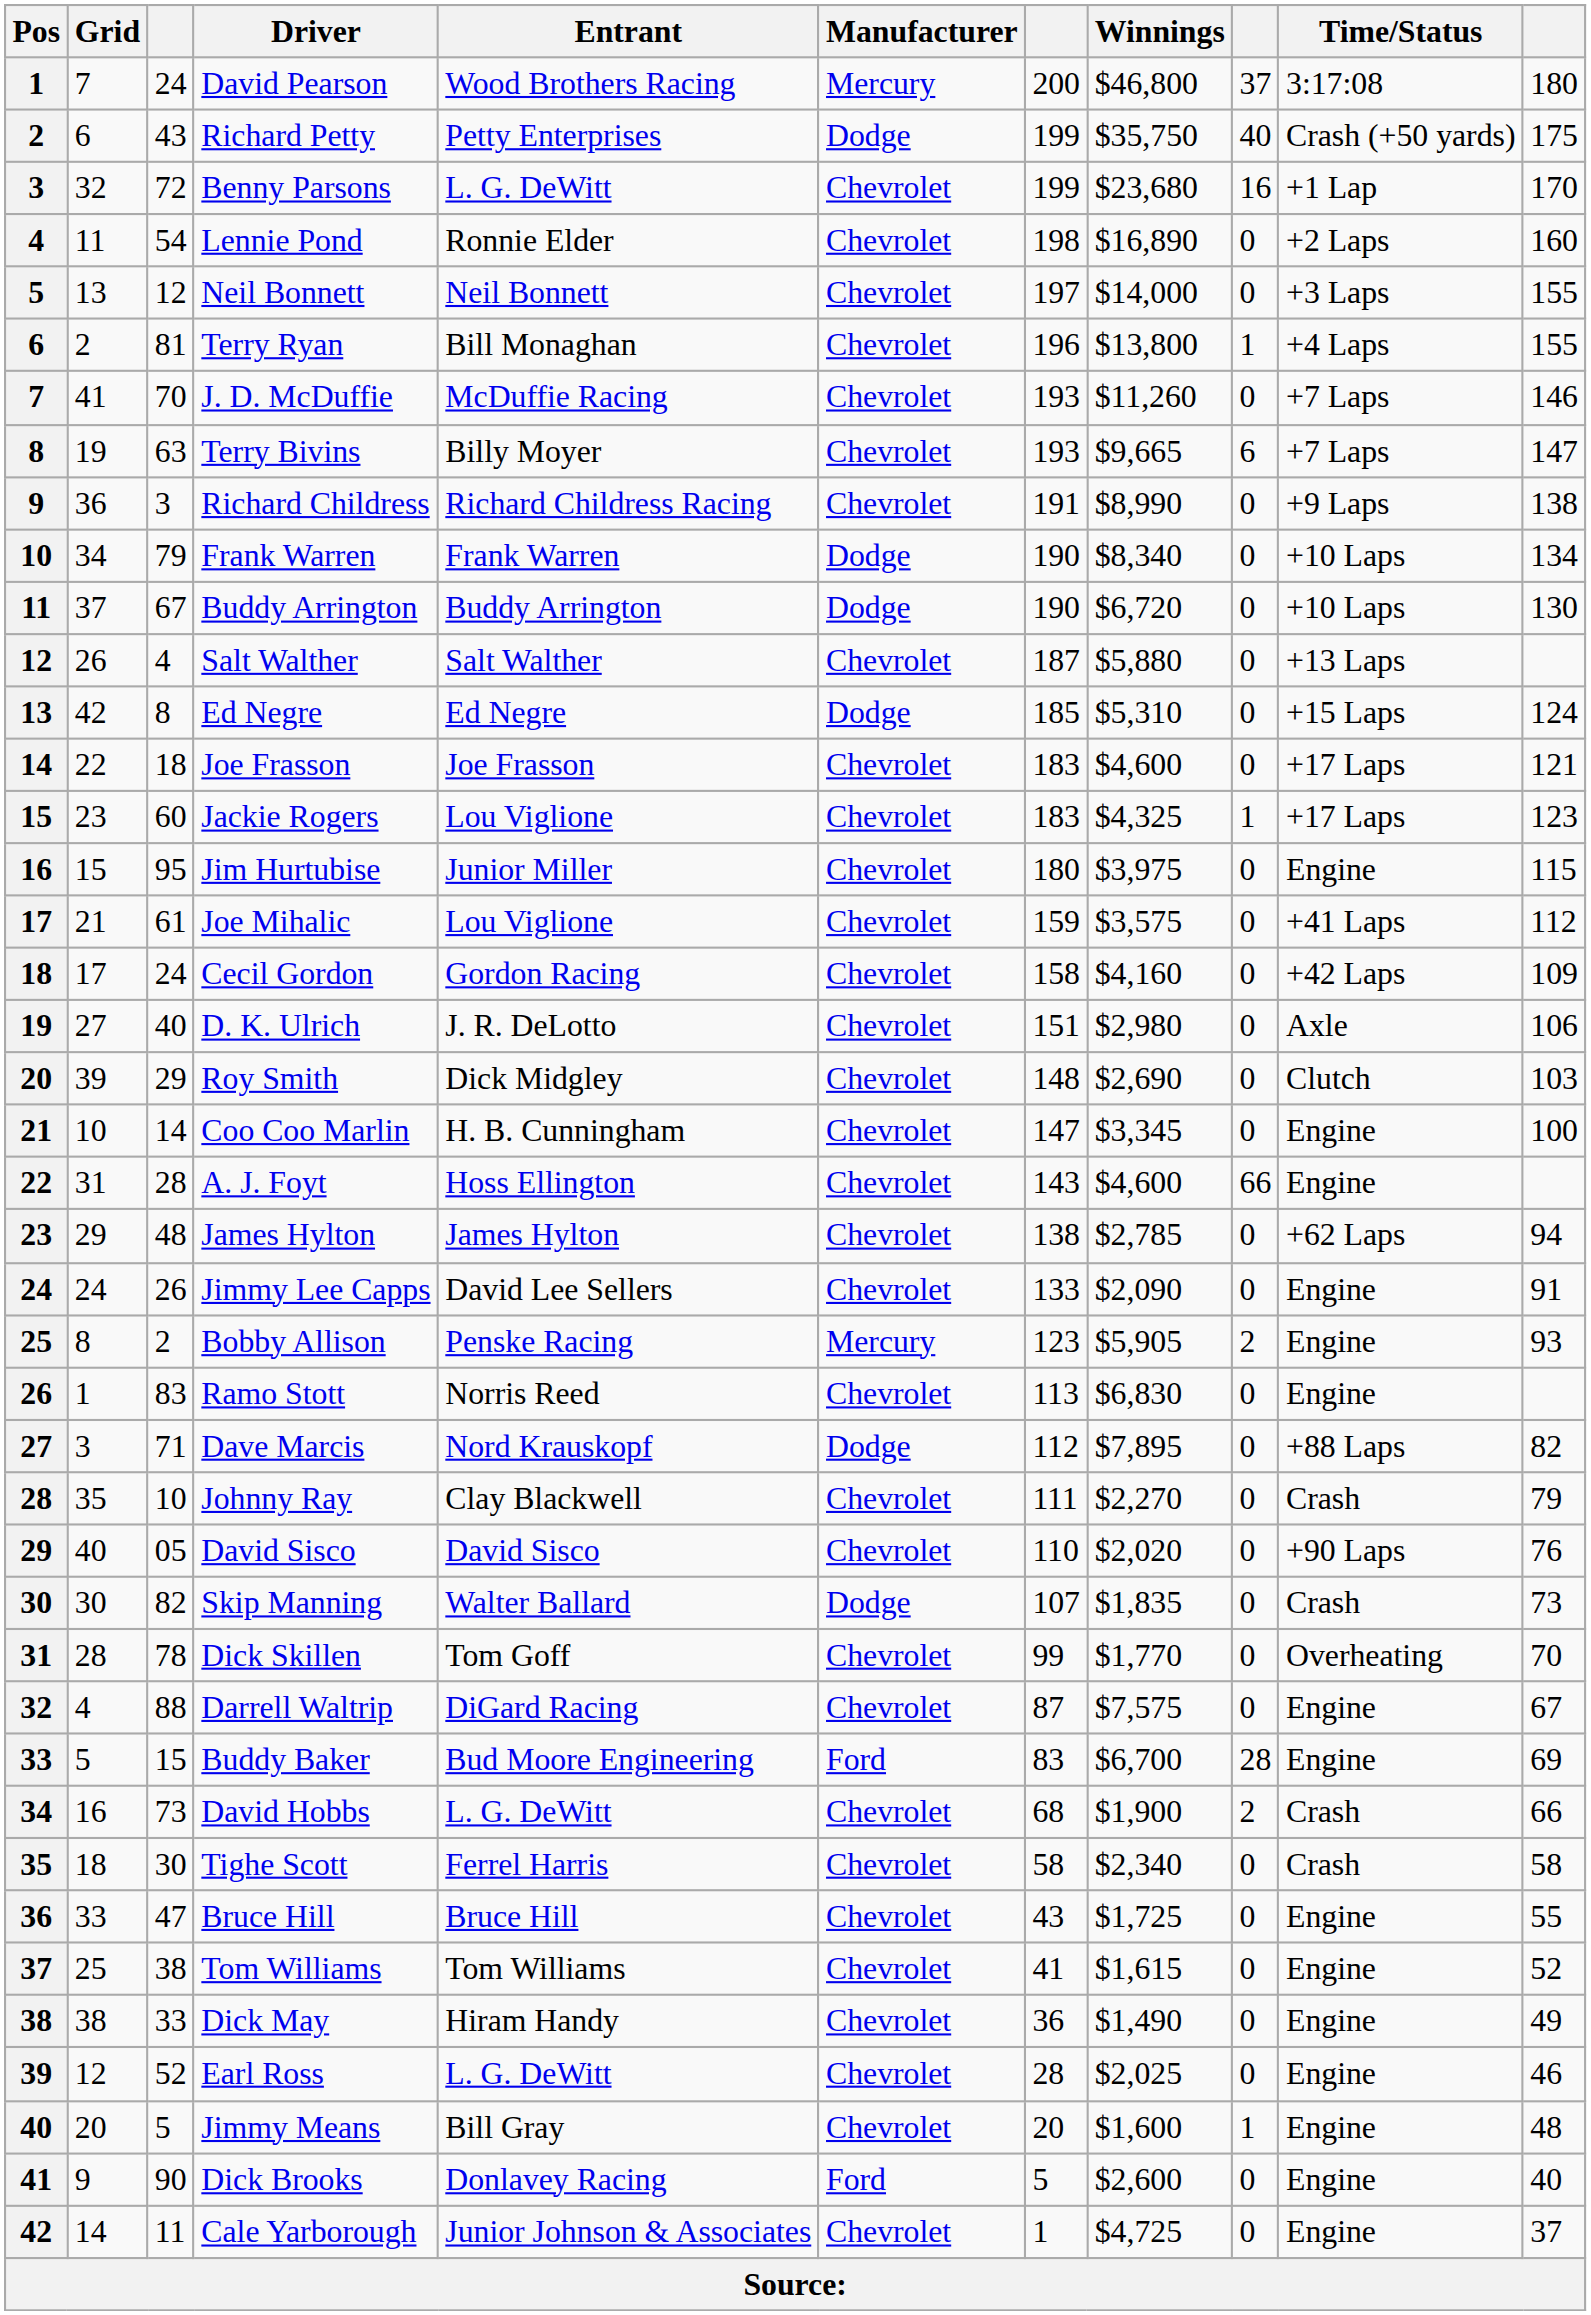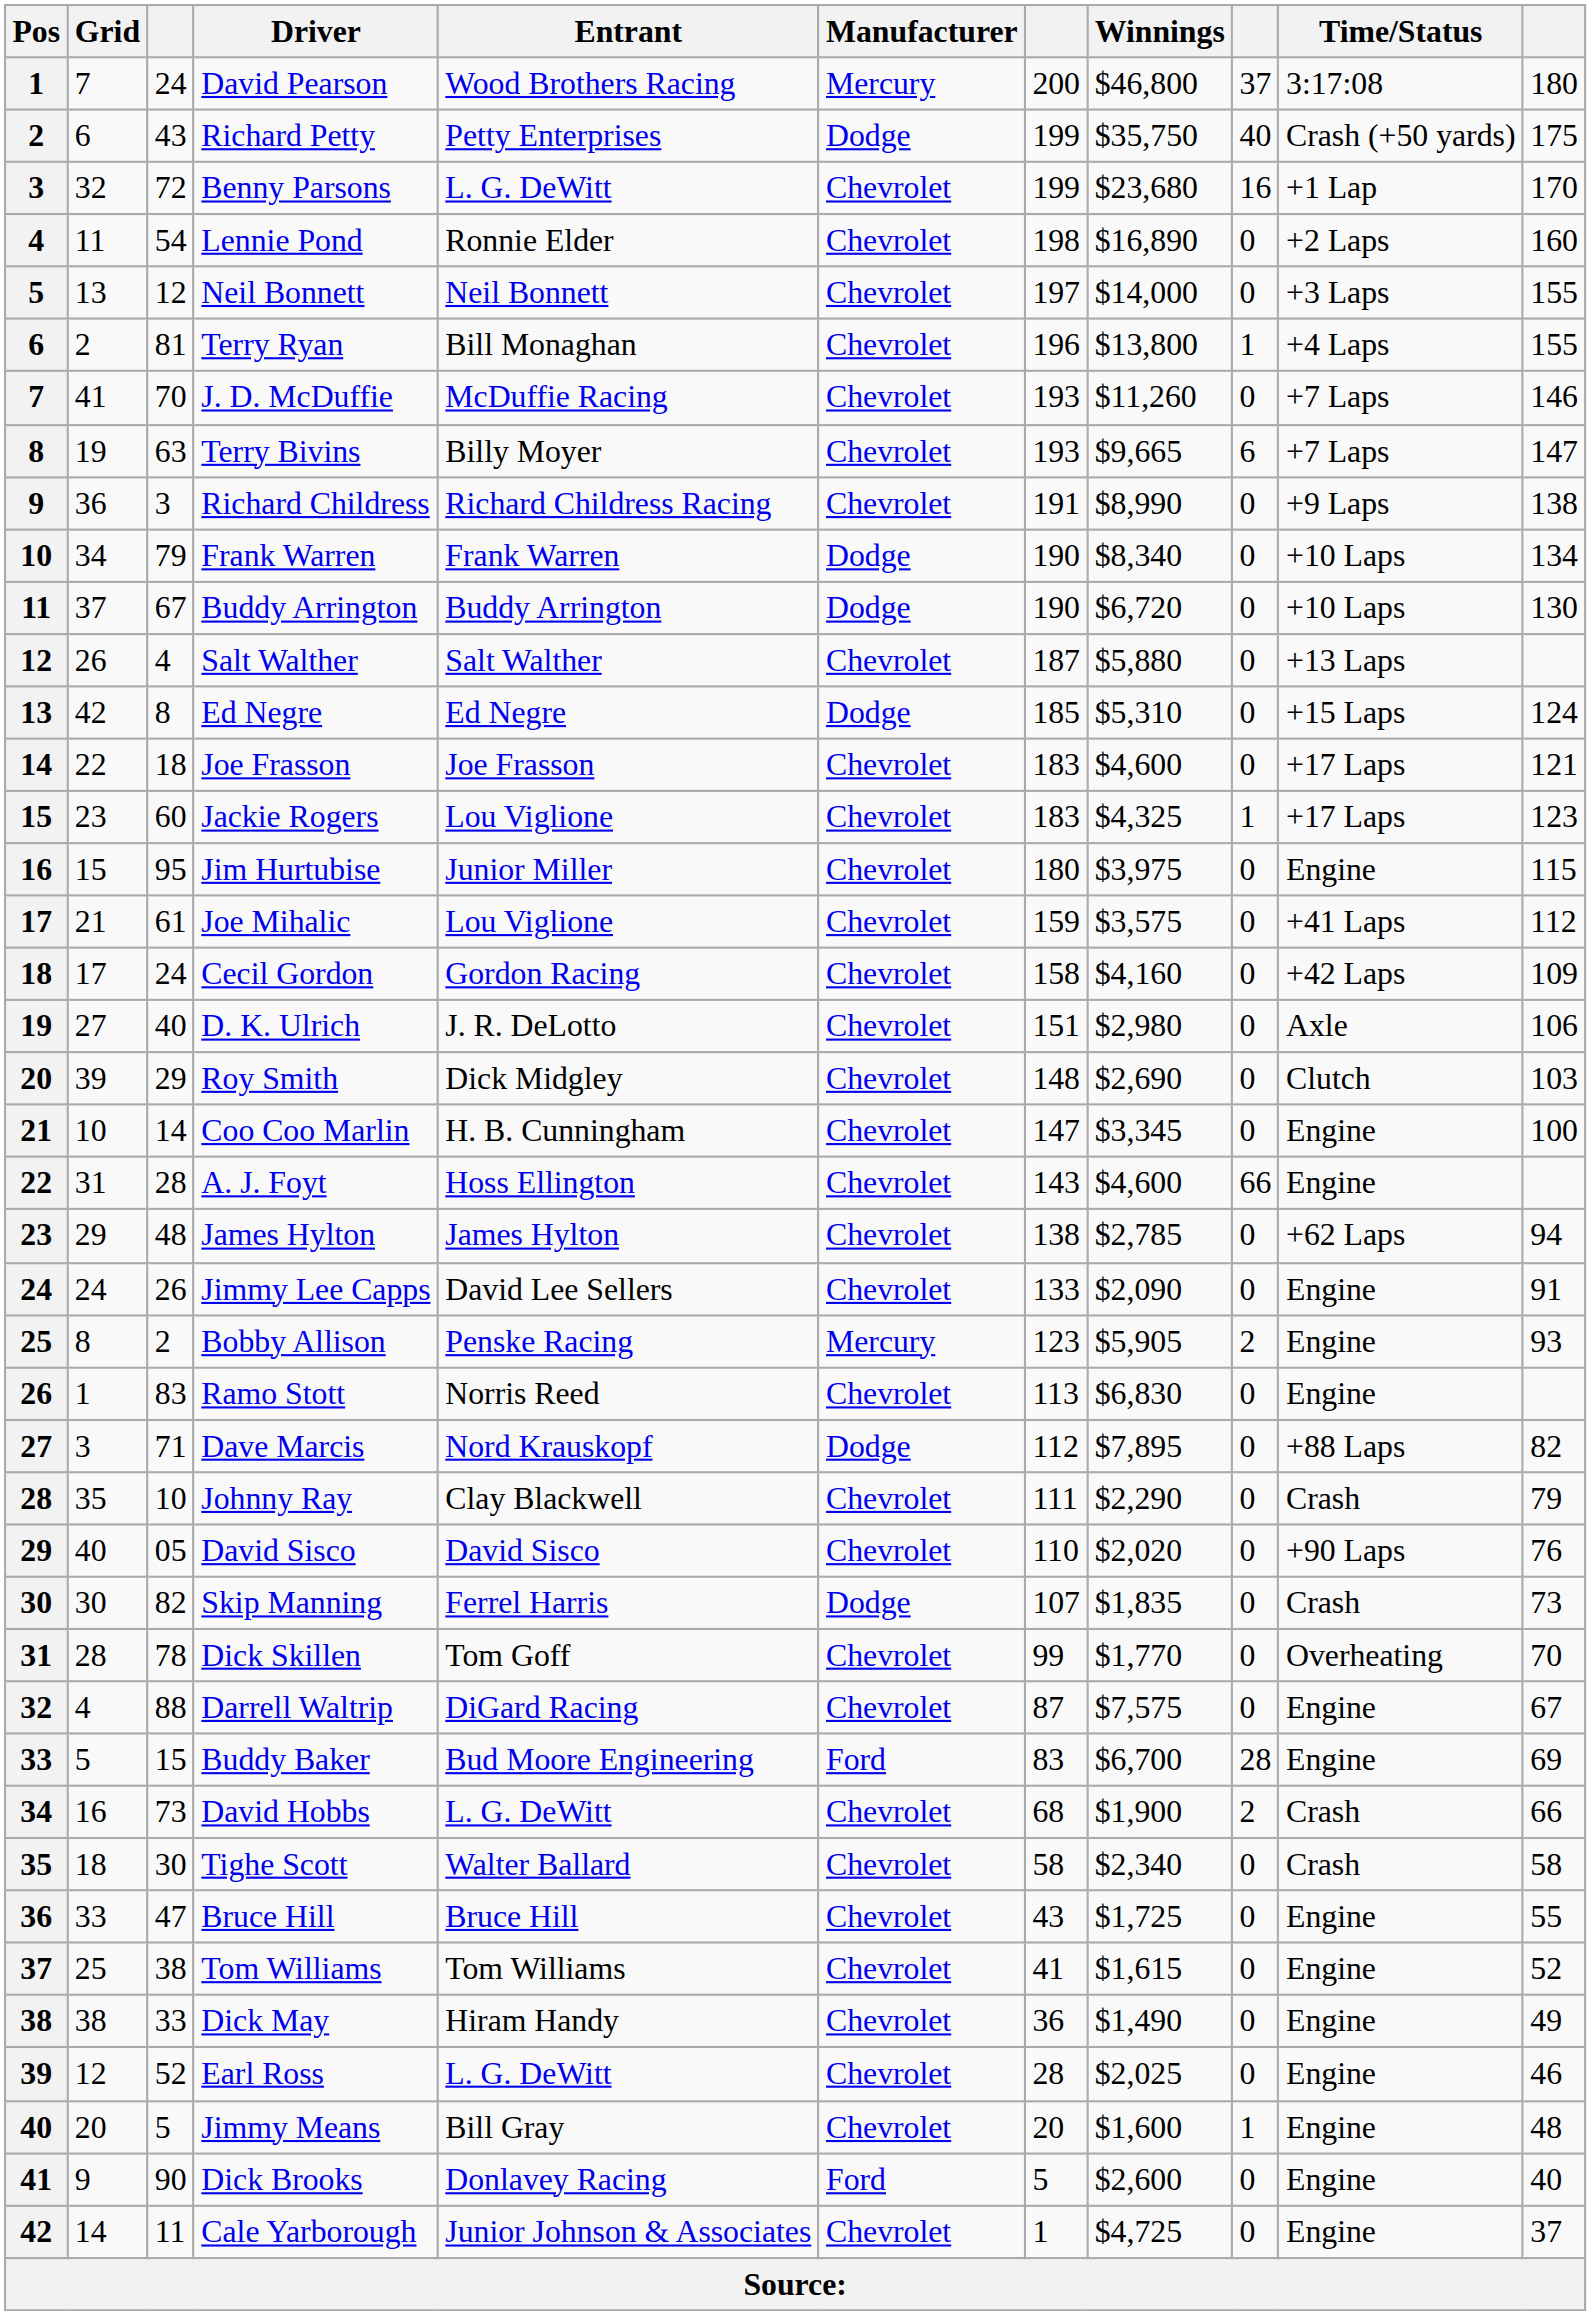(1138, 1497) $2,270 -> (1138, 1497) $2,290
(538, 1602) Walter Ballard -> (527, 1602) Ferrel Harris
(527, 1864) Ferrel Harris -> (538, 1864) Walter Ballard
